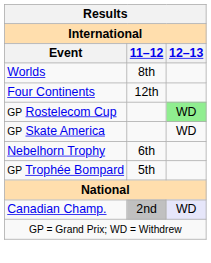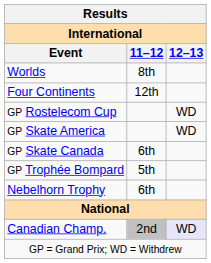(186, 111) lightgreen background -> (186, 111) no background
+ row: (55, 151)
rows swapped: (66, 170) <-> (56, 151)
